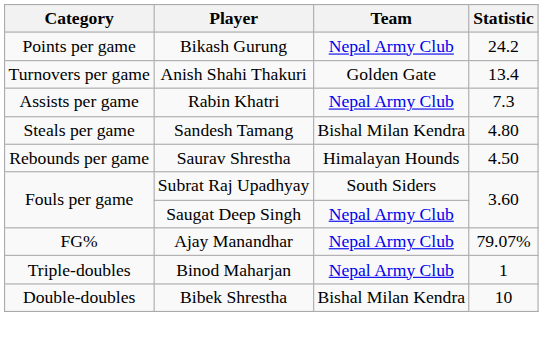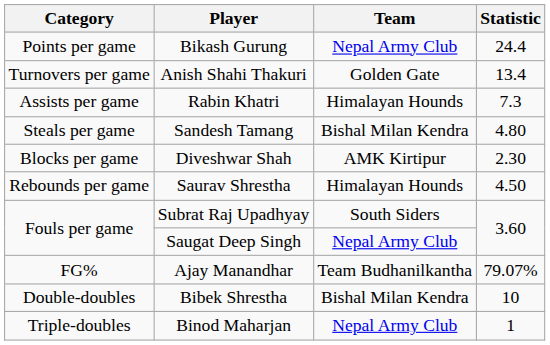(504, 46) 24.2 -> (511, 46) 24.4
(391, 102) Nepal Army Club -> (395, 102) Himalayan Hounds
+ row: (234, 158)
(391, 241) Nepal Army Club -> (395, 269) Team Budhanilkantha
rows swapped: (234, 297) <-> (234, 269)
